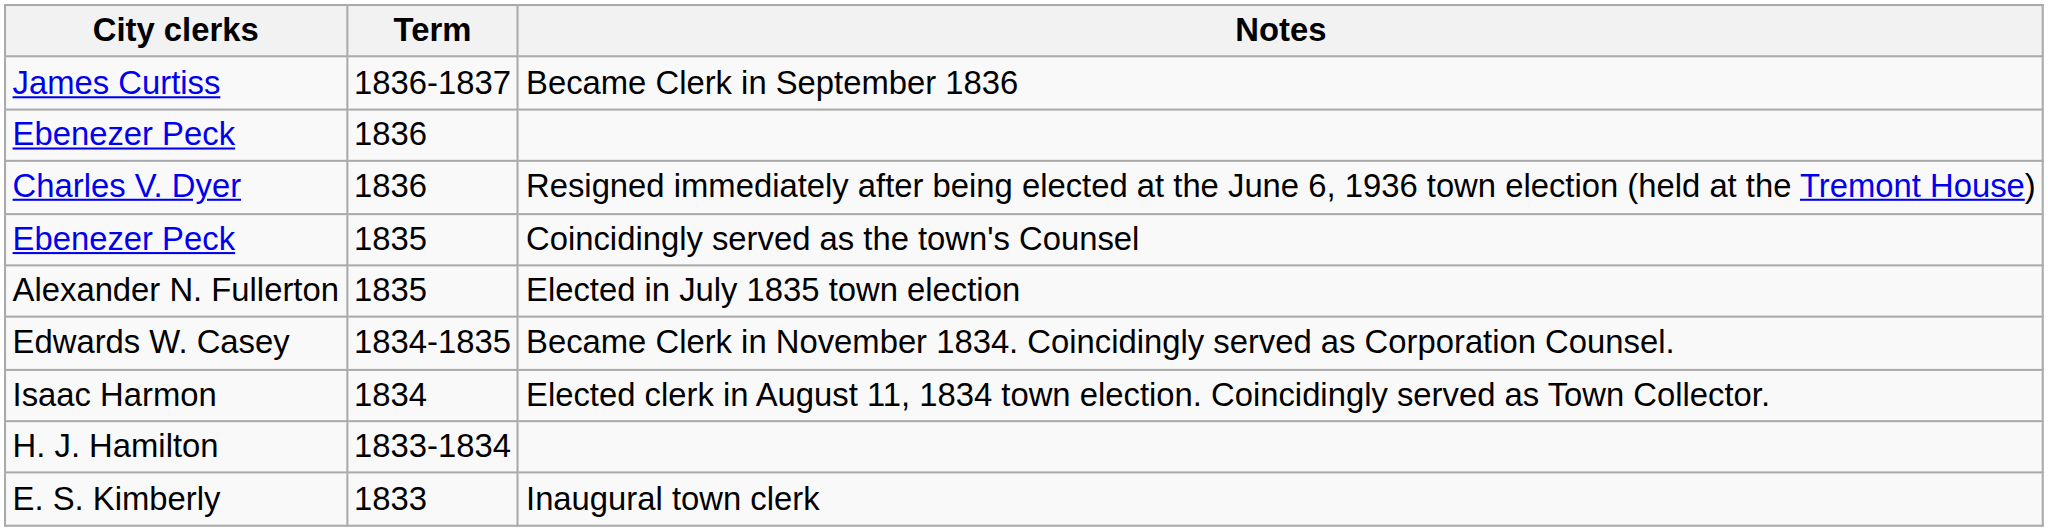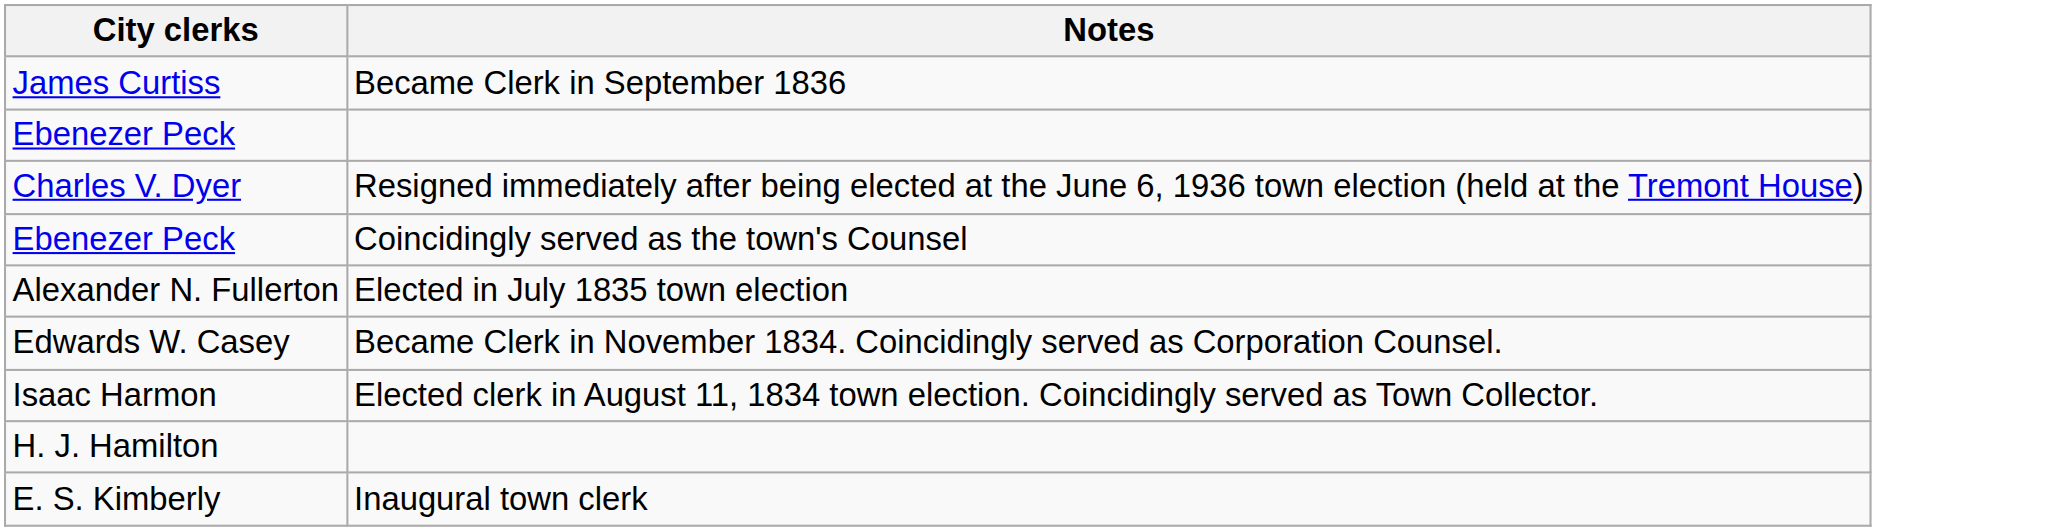- column: (432, 30)
